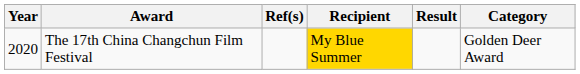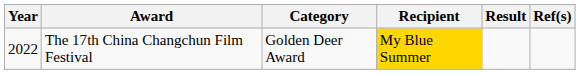columns swapped: (518, 16) <-> (284, 16)
(23, 48) 2020 -> (23, 48) 2022
